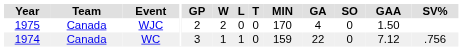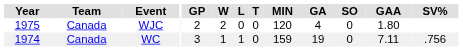(282, 25) 170 -> (282, 25) 120
(388, 25) 1.50 -> (388, 25) 1.80
(318, 39) 22 -> (318, 39) 19
(388, 39) 7.12 -> (388, 39) 7.11
